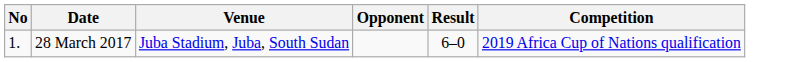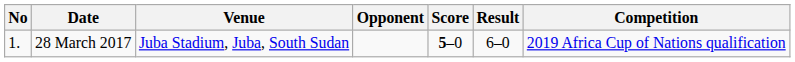+ column: (450, 17)
